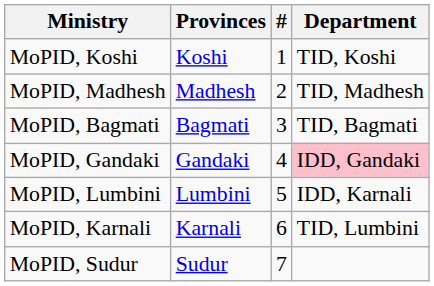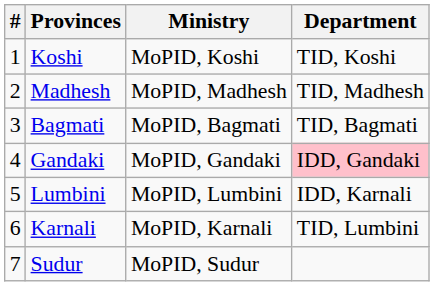columns swapped: (281, 21) <-> (88, 21)
